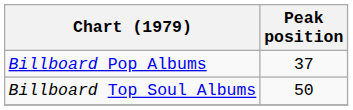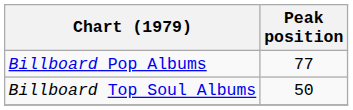(304, 64) 37 -> (304, 64) 77
